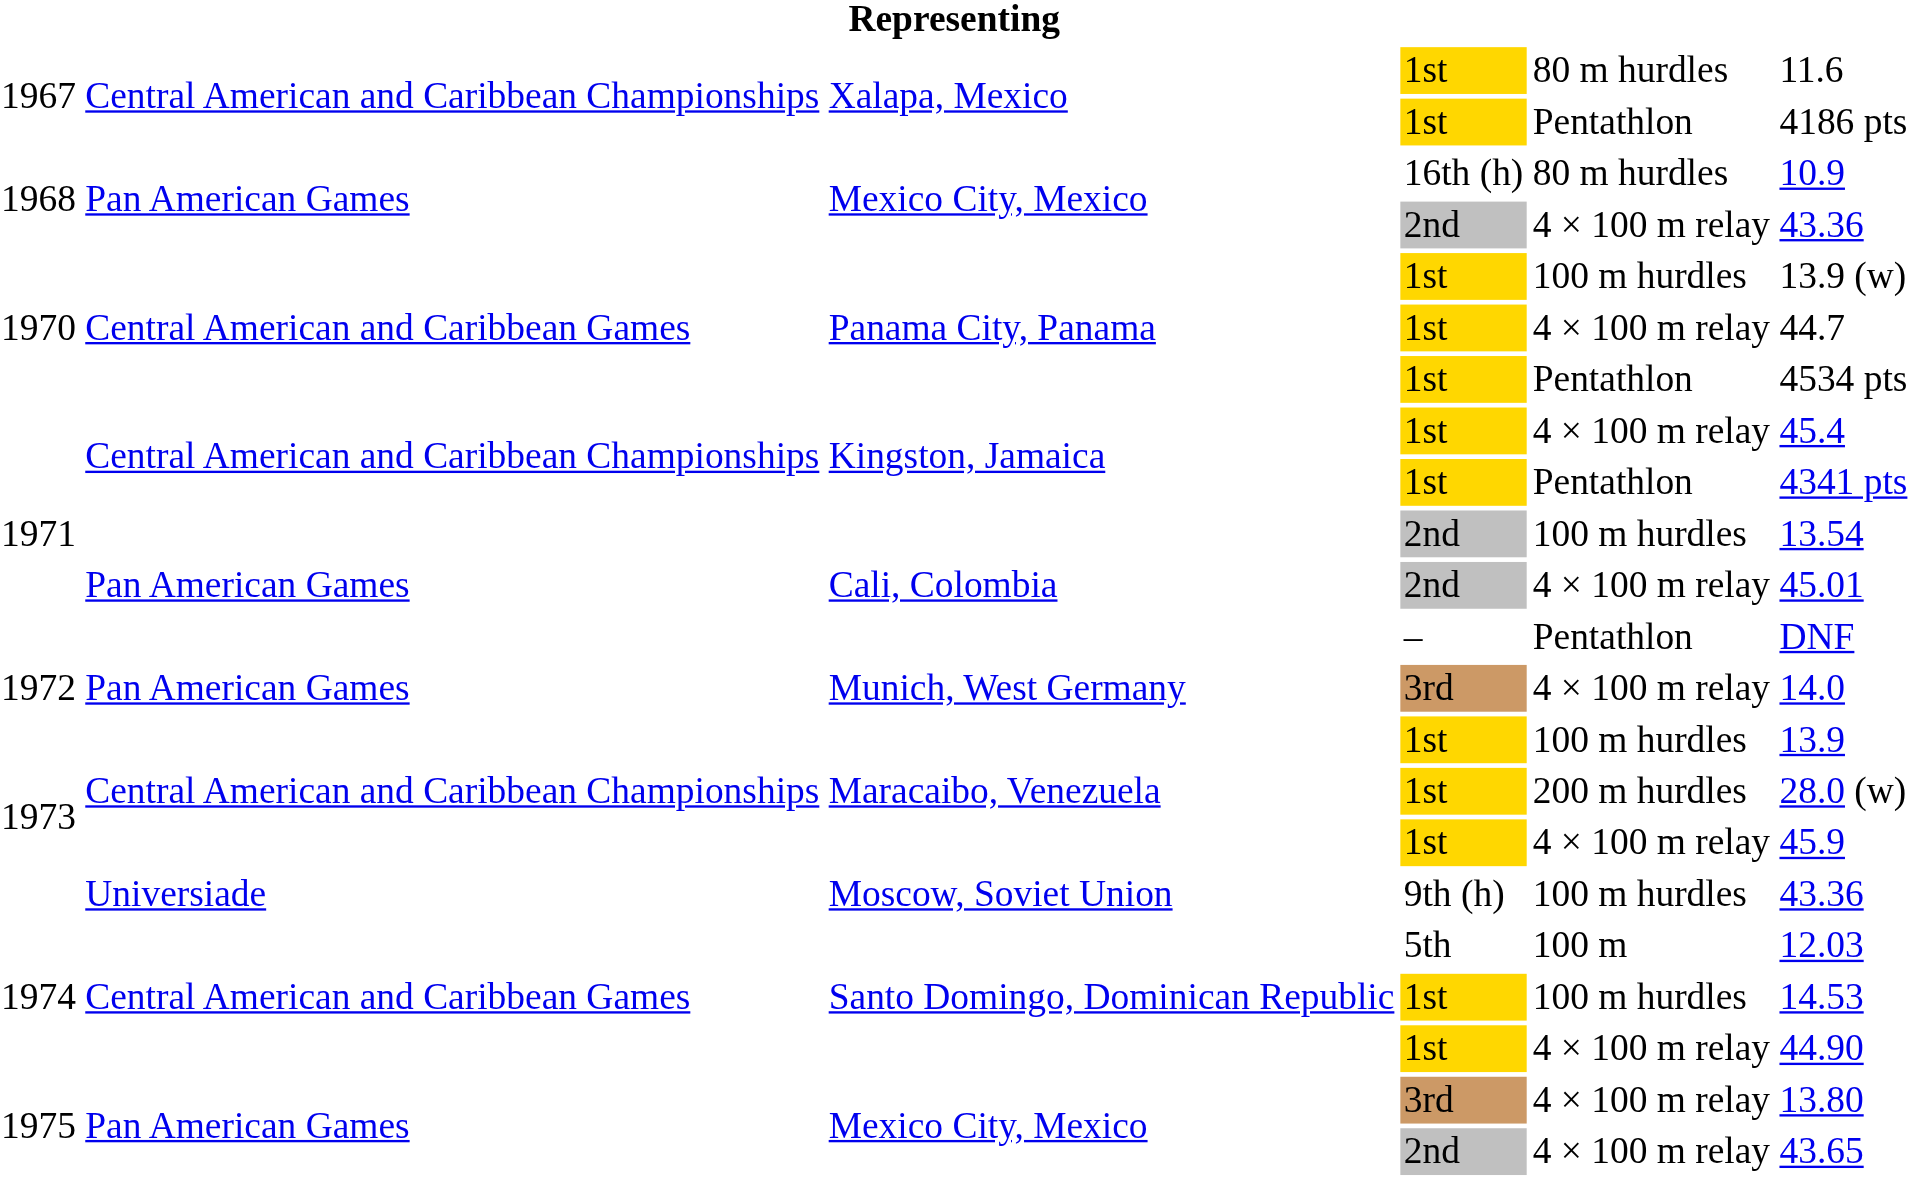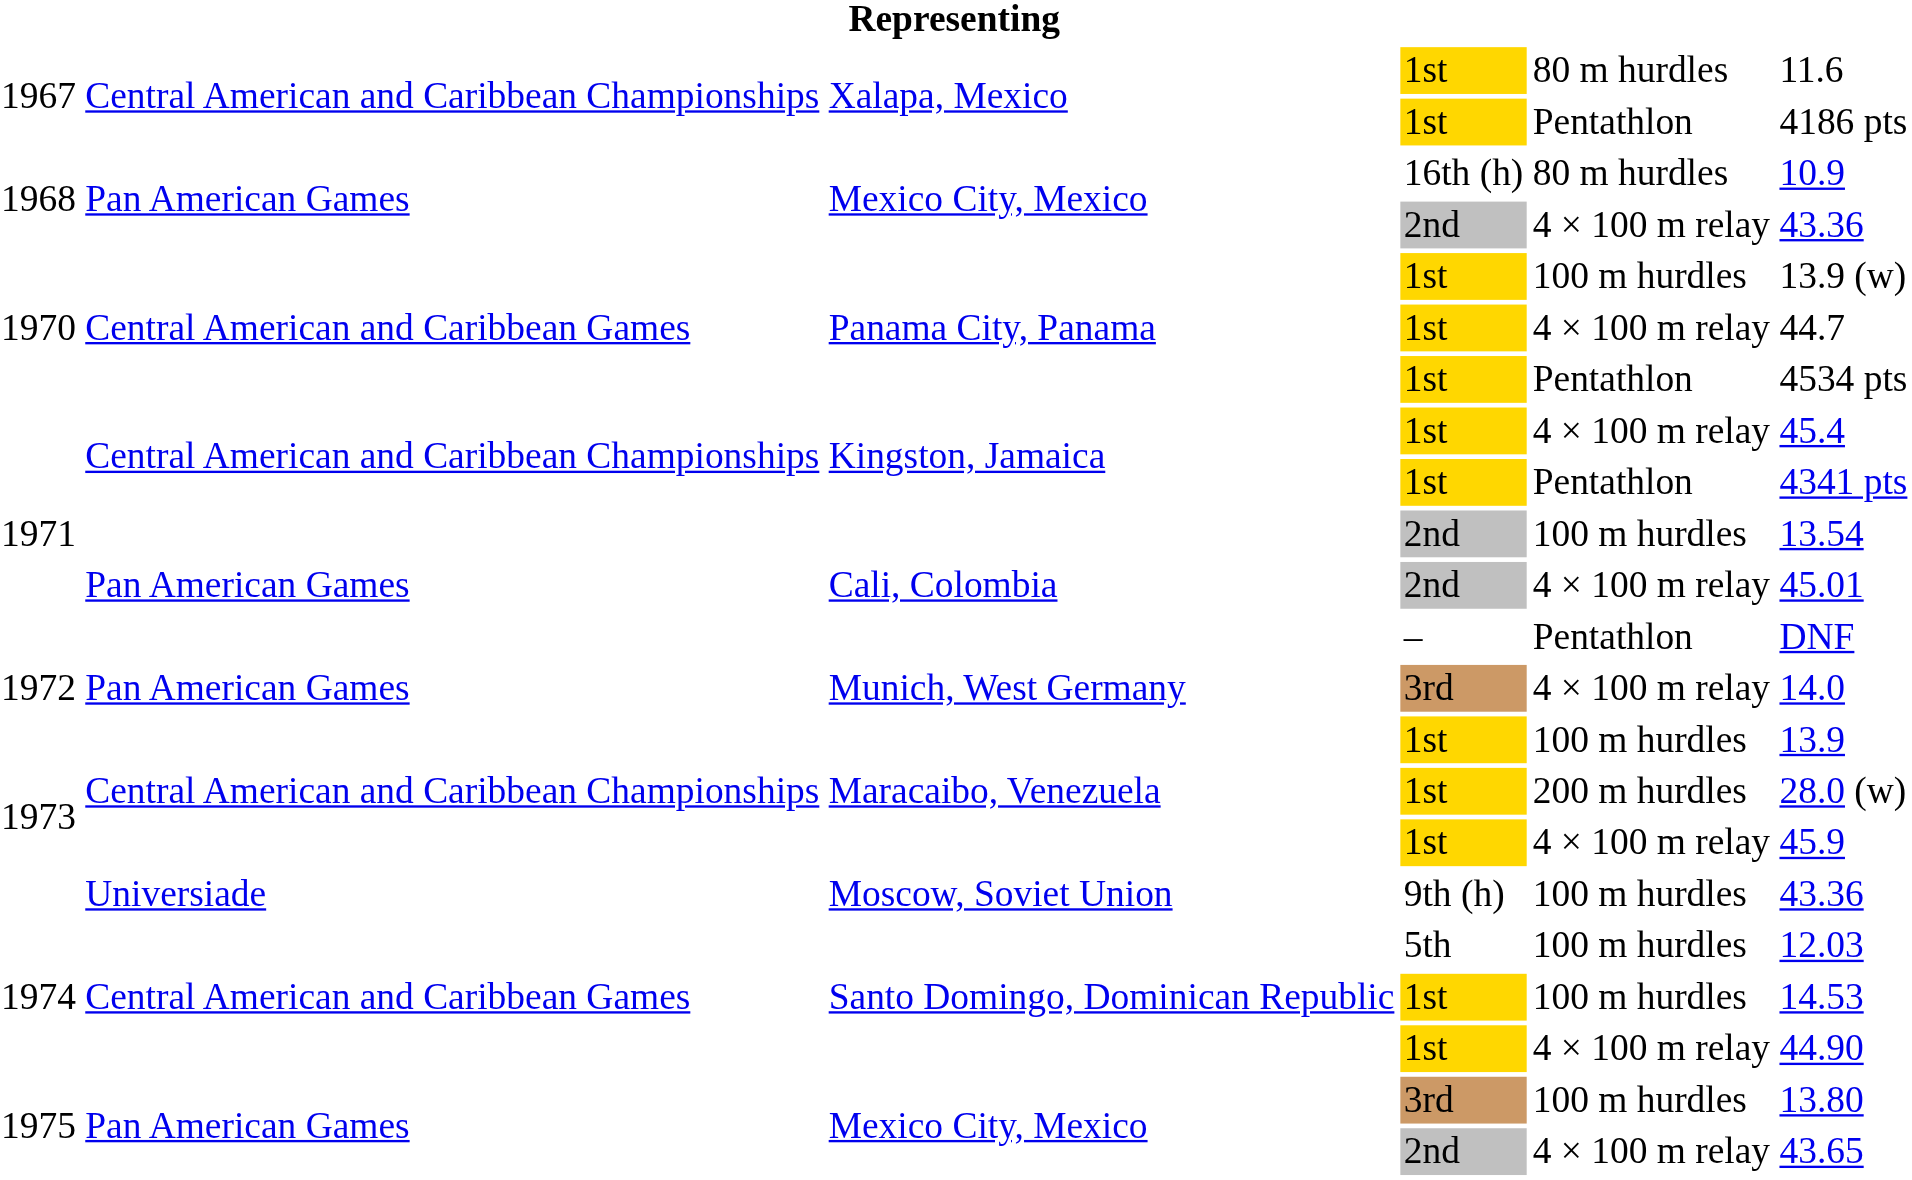(1580, 945) 100 m -> (1640, 945) 100 m hurdles
(1651, 1099) 4 × 100 m relay -> (1640, 1099) 100 m hurdles
